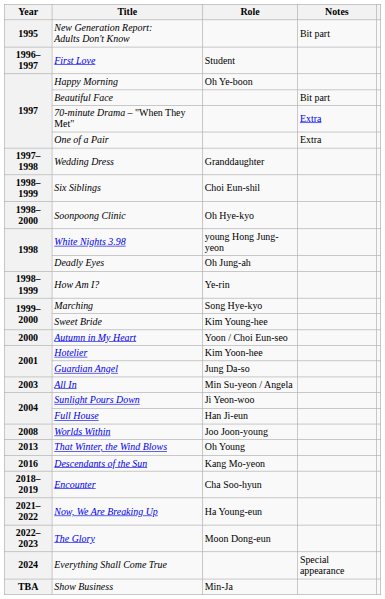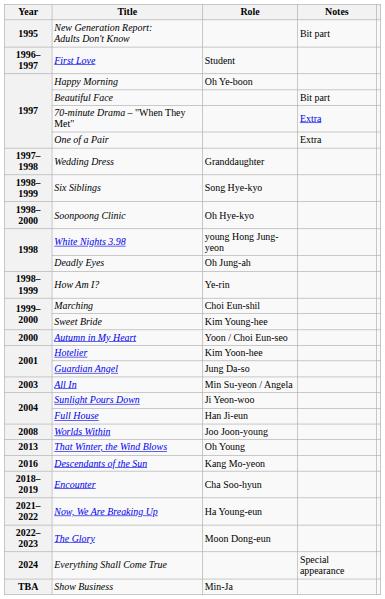(232, 188) Choi Eun-shil -> (234, 188) Song Hye-kyo
(234, 306) Song Hye-kyo -> (232, 306) Choi Eun-shil
